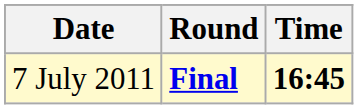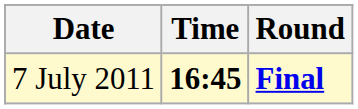columns swapped: (309, 28) <-> (214, 28)
